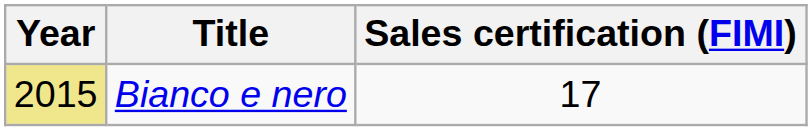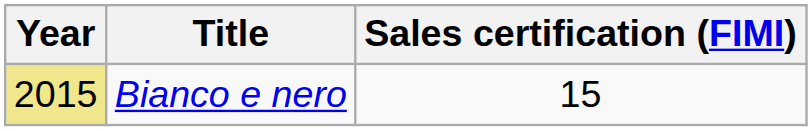(580, 93) 17 -> (580, 93) 15
